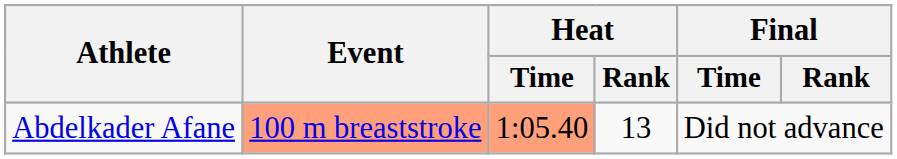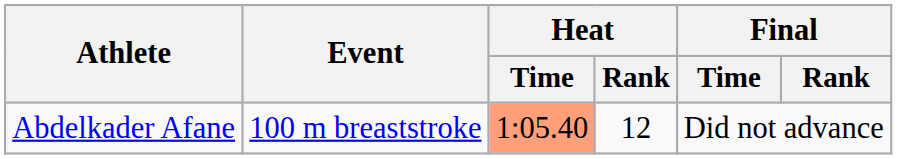(365, 128) lightsalmon background -> (365, 128) no background
(636, 128) 13 -> (636, 128) 12
